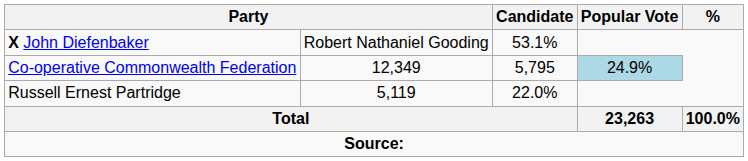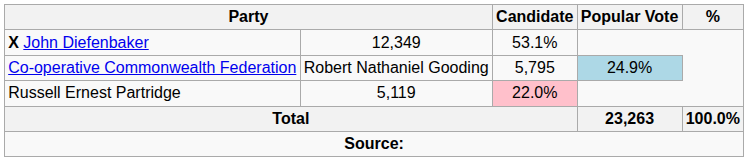(396, 42) Robert Nathaniel Gooding -> (396, 42) 12,349
(396, 67) 12,349 -> (396, 67) Robert Nathaniel Gooding
(535, 93) no background -> (535, 93) pink background
